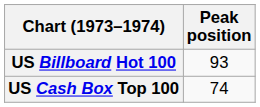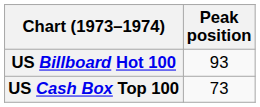(219, 89) 74 -> (219, 89) 73
